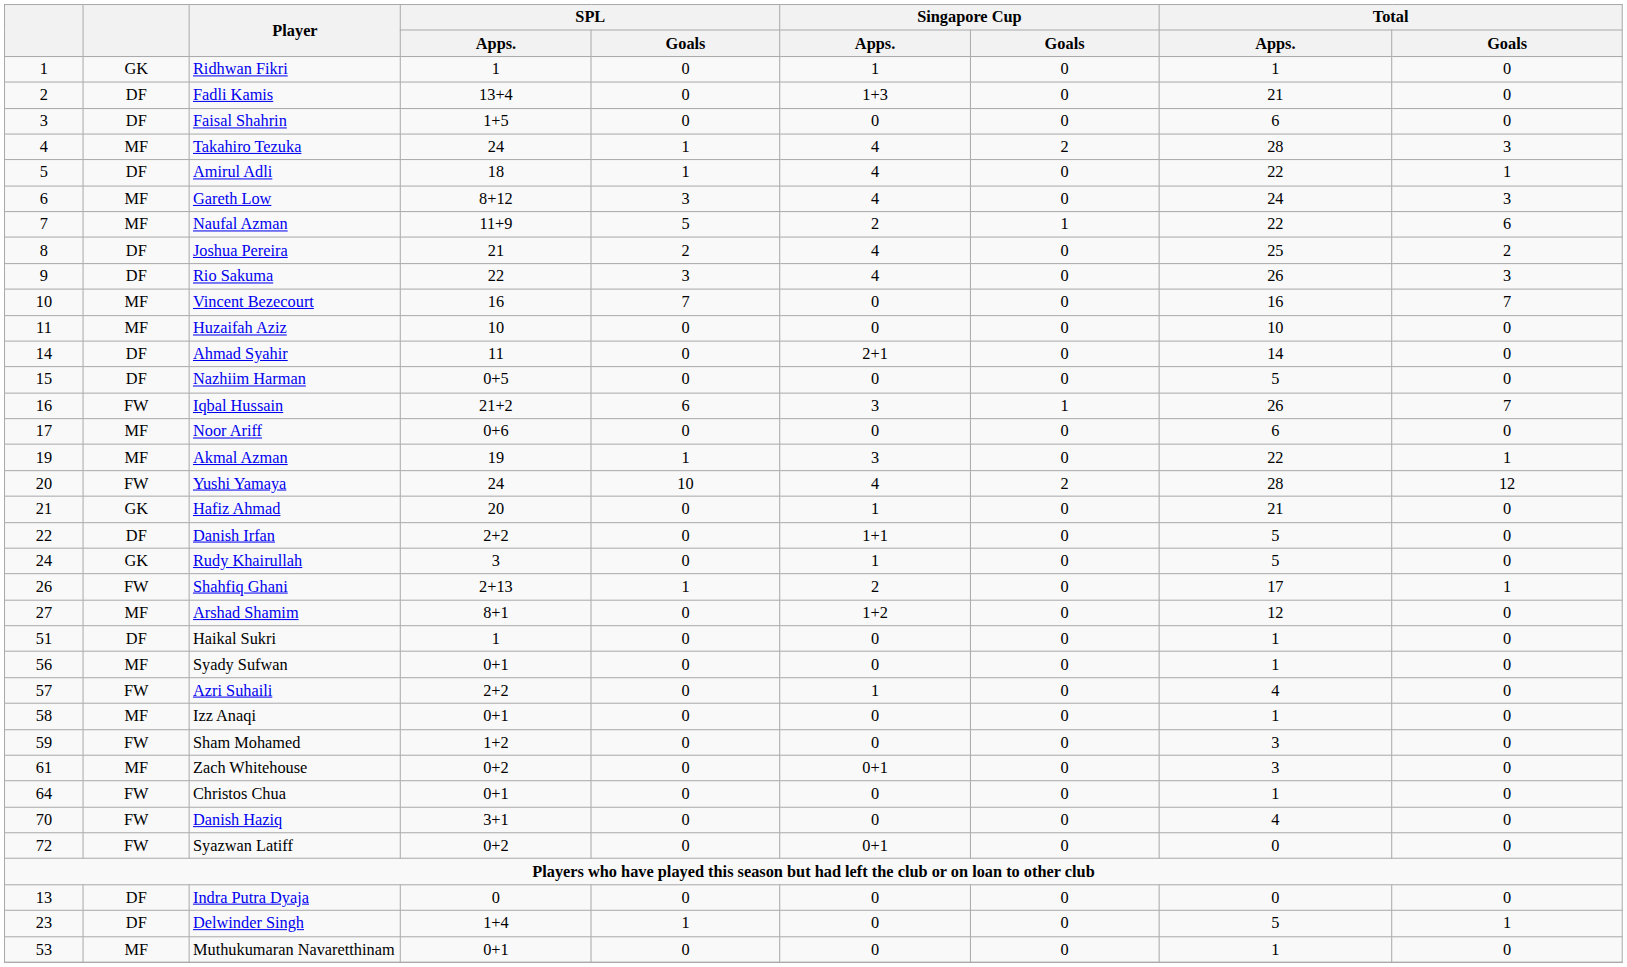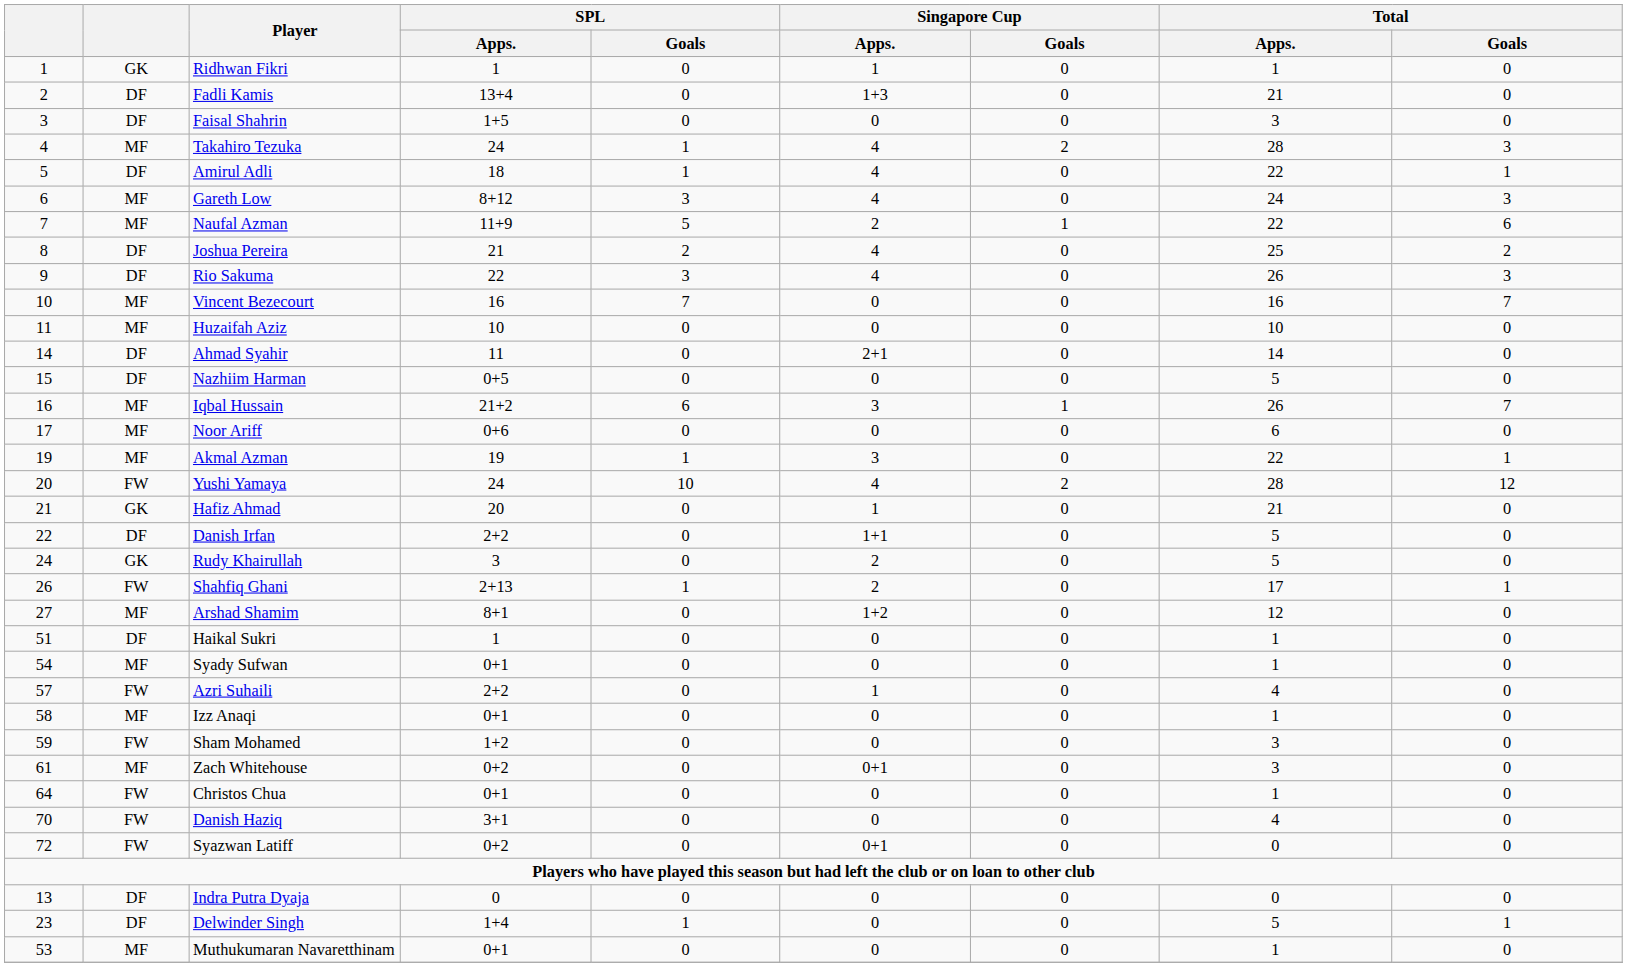(1275, 120) 6 -> (1275, 120) 3
(136, 405) FW -> (136, 405) MF
(875, 560) 1 -> (875, 560) 2
(44, 664) 56 -> (44, 664) 54
